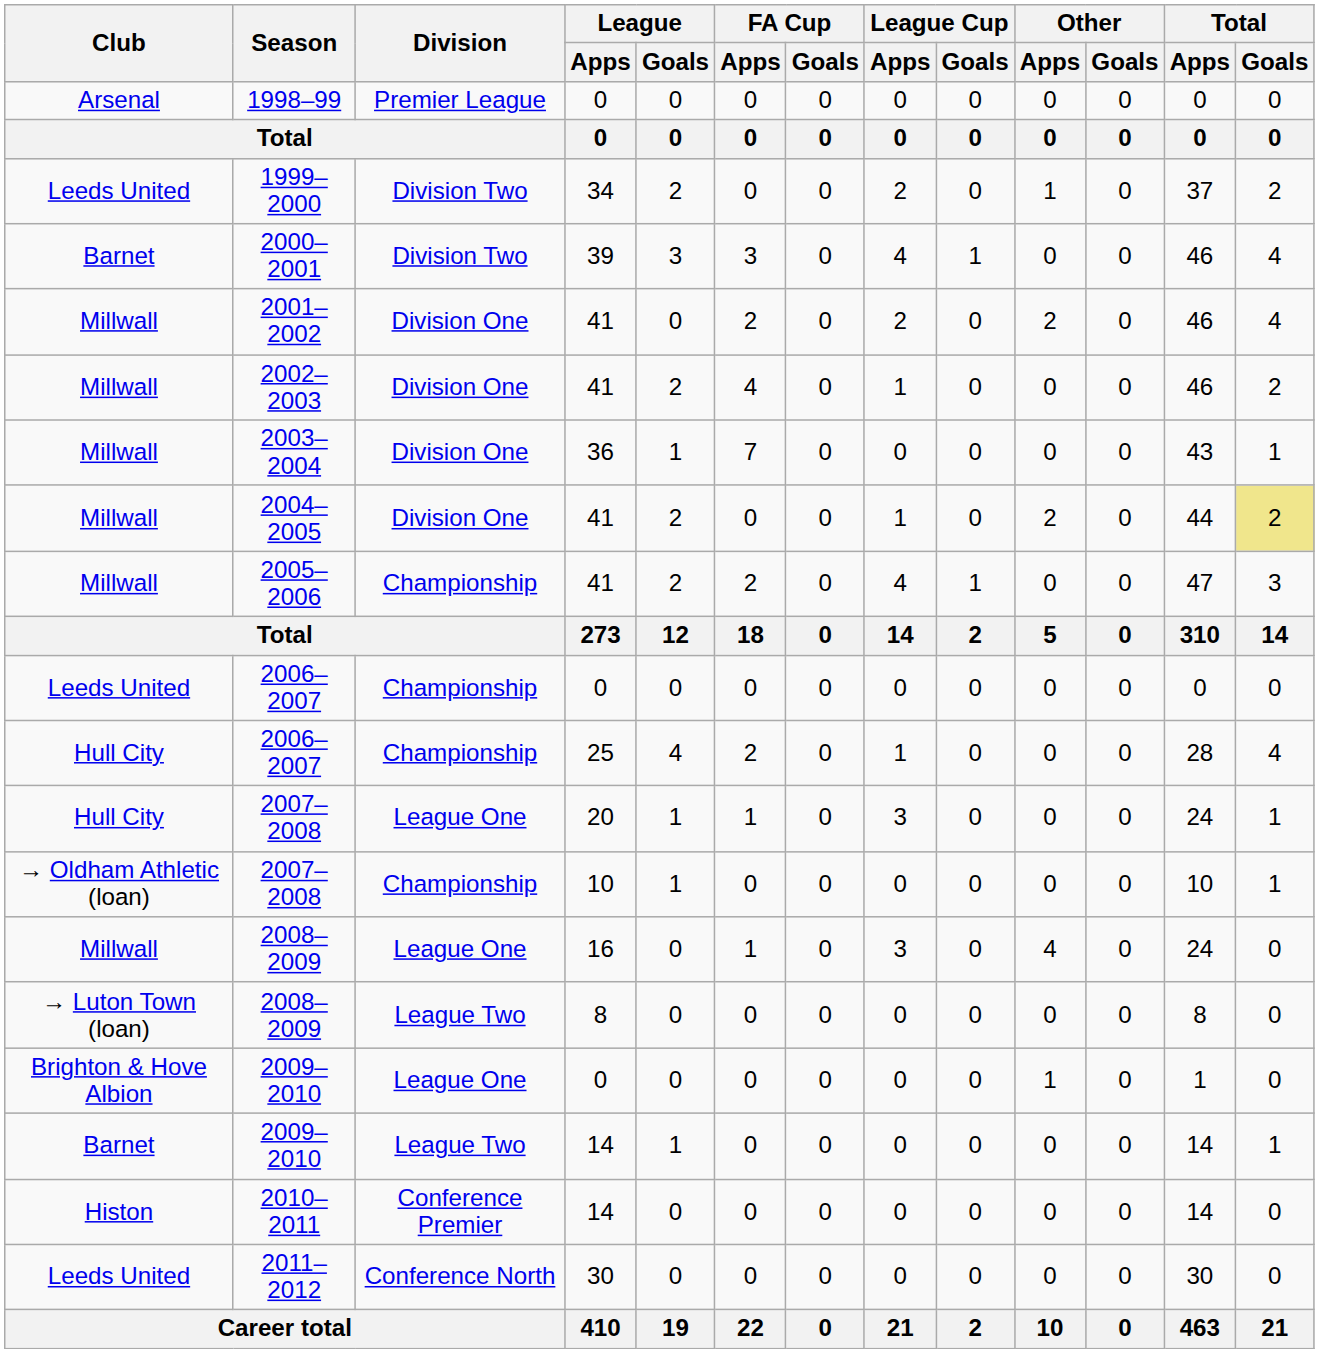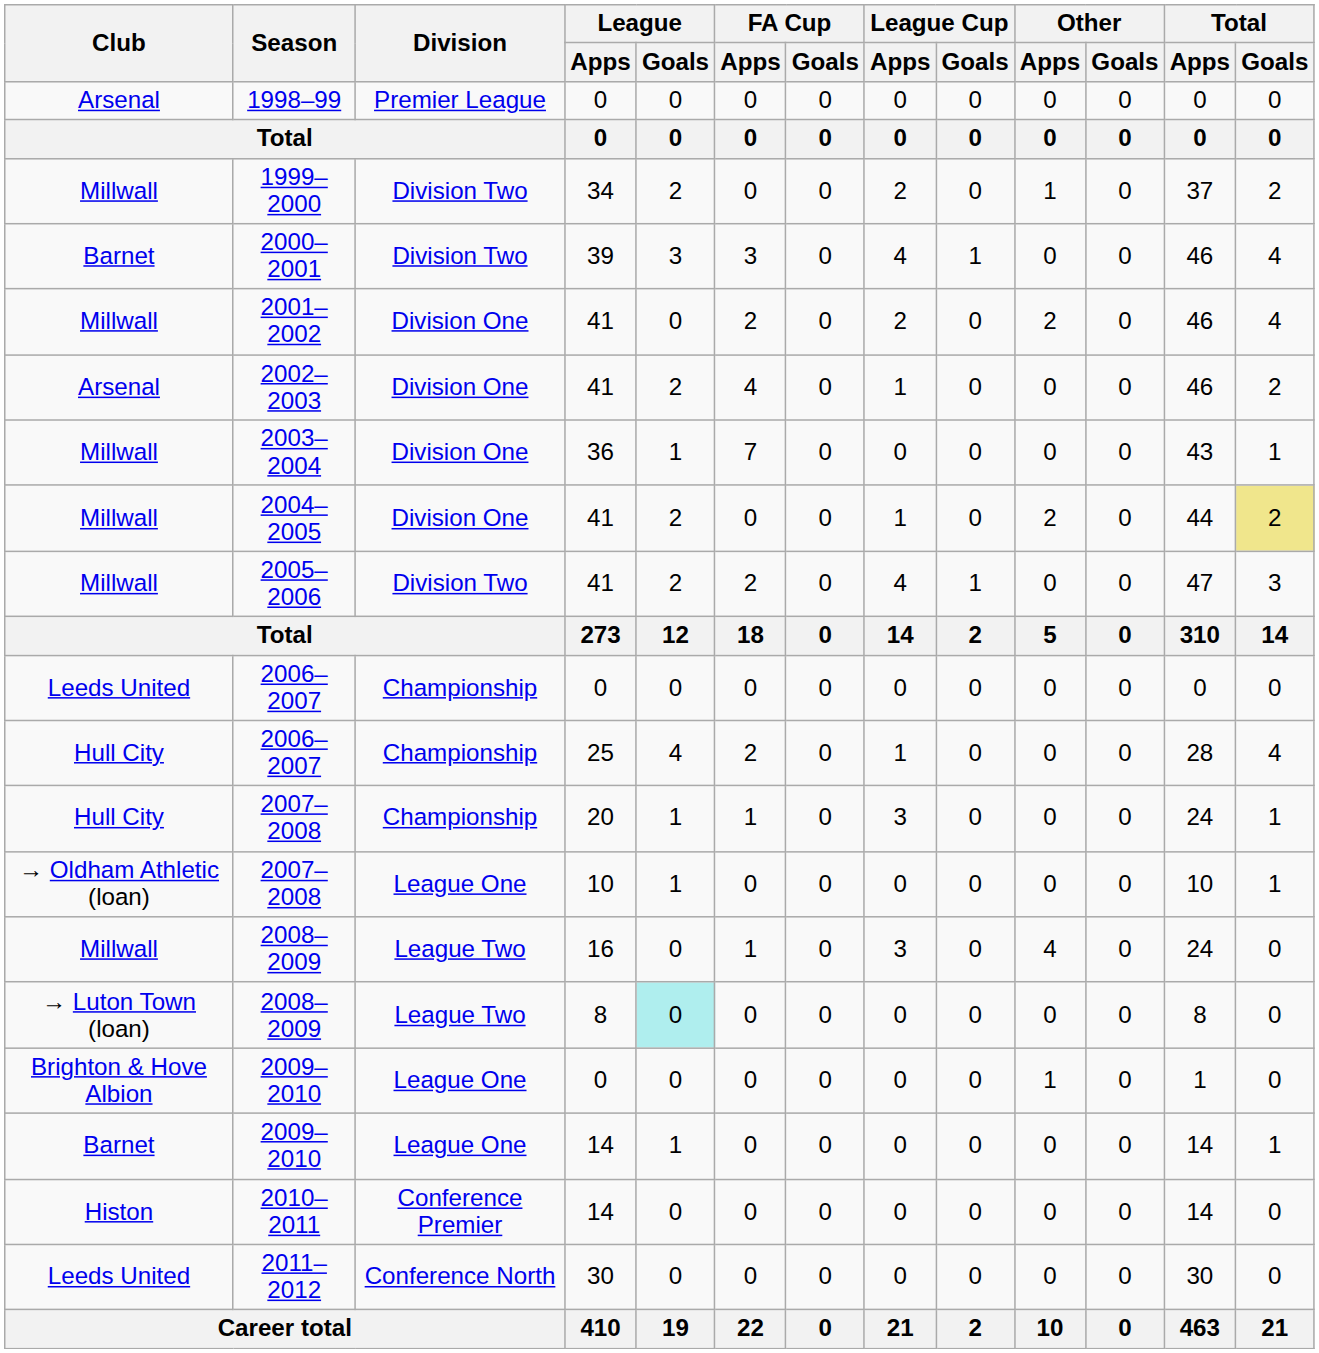(119, 190) Leeds United -> (119, 190) Millwall
(119, 387) Millwall -> (119, 387) Arsenal
(460, 583) Championship -> (460, 583) Division Two
(460, 818) League One -> (460, 818) Championship
(460, 883) Championship -> (460, 883) League One
(460, 949) League One -> (460, 949) League Two
(675, 1014) no background -> (675, 1014) paleturquoise background
(460, 1145) League Two -> (460, 1145) League One
